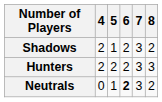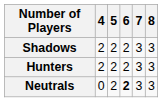(114, 47) 1 -> (114, 47) 2
(151, 47) 2 -> (151, 47) 3
(114, 86) 1 -> (114, 86) 2
(151, 86) 2 -> (151, 86) 3
